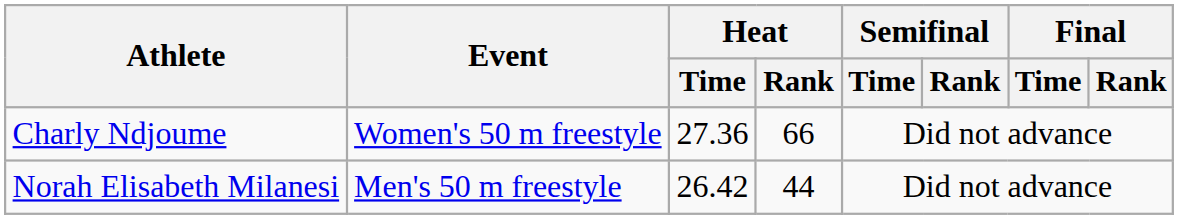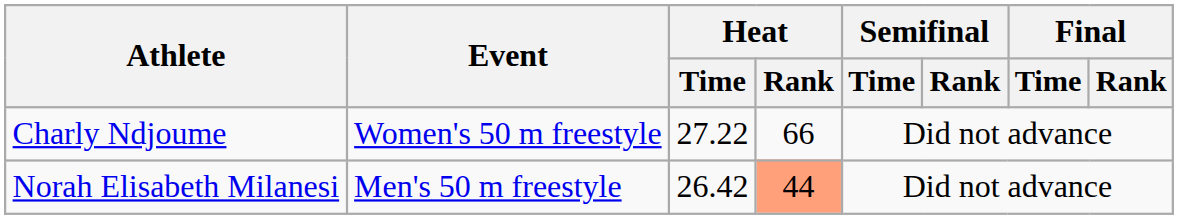(713, 133) 27.36 -> (713, 133) 27.22
(799, 186) no background -> (799, 186) lightsalmon background
